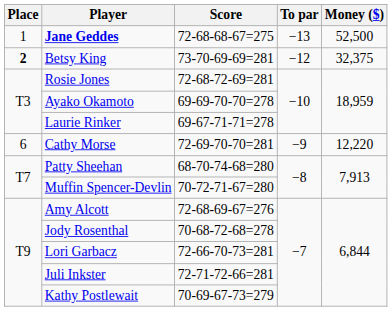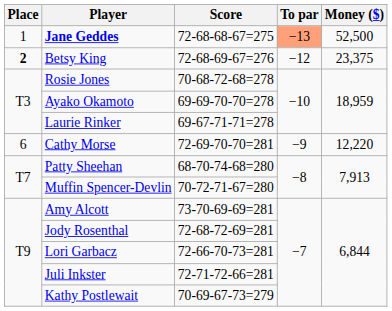(299, 36) no background -> (299, 36) lightsalmon background
(226, 58) 73-70-69-69=281 -> (226, 58) 72-68-69-67=276
(354, 58) 32,375 -> (354, 58) 23,375
(226, 79) 72-68-72-69=281 -> (226, 79) 70-68-72-68=278
(226, 209) 72-68-69-67=276 -> (226, 209) 73-70-69-69=281
(226, 230) 70-68-72-68=278 -> (226, 230) 72-68-72-69=281
